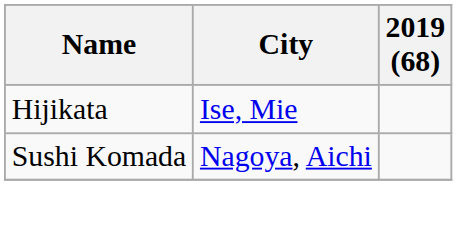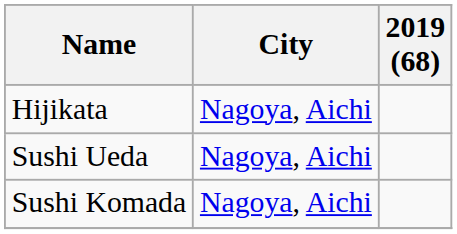(249, 108) Ise, Mie -> (286, 108) Nagoya, Aichi
+ row: (80, 155)
